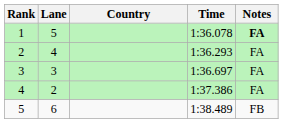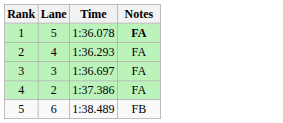- column: (128, 14)
